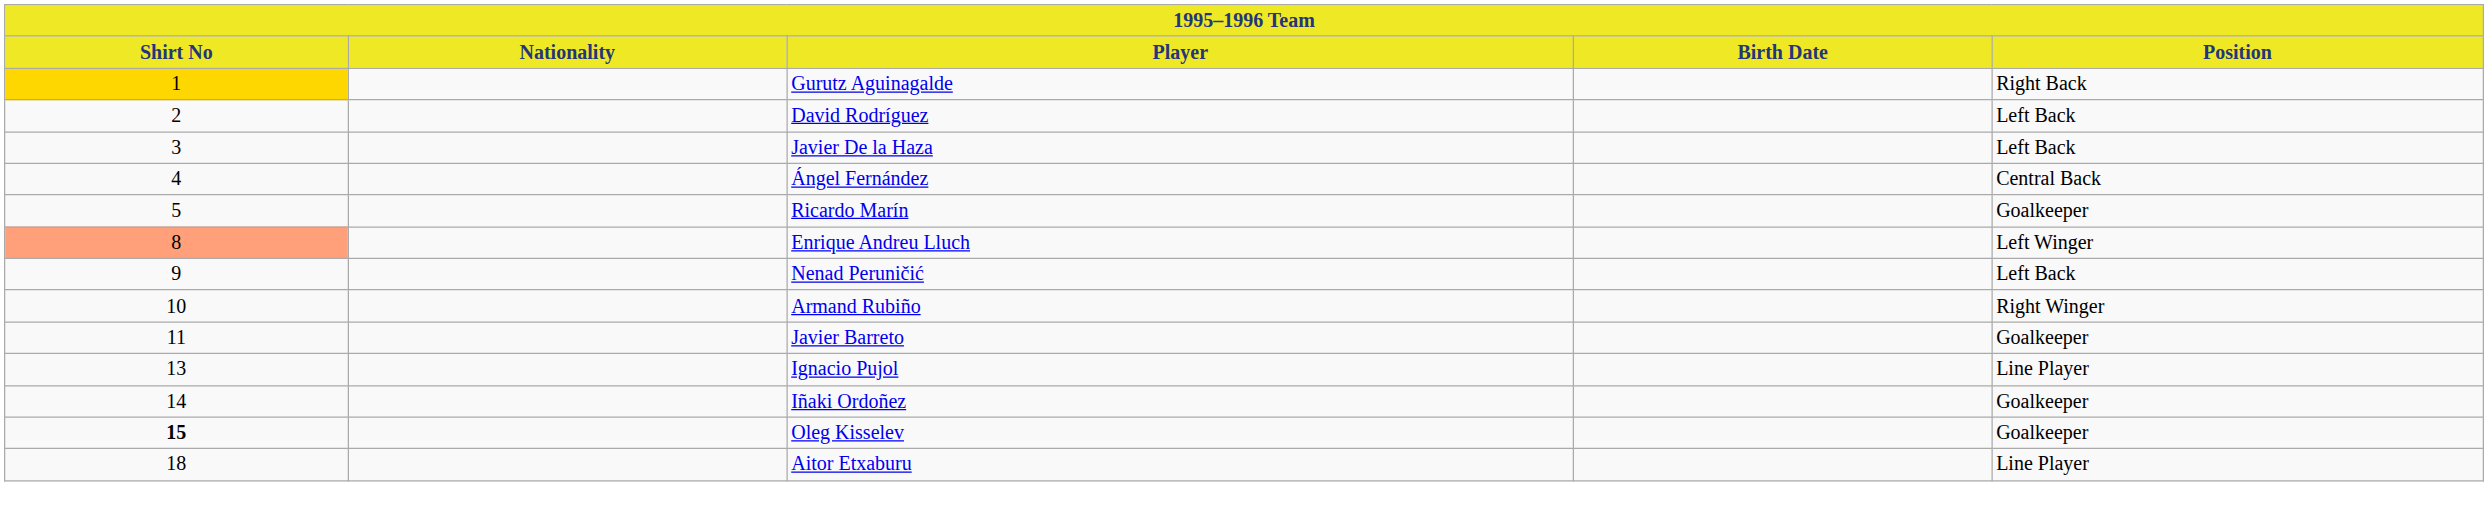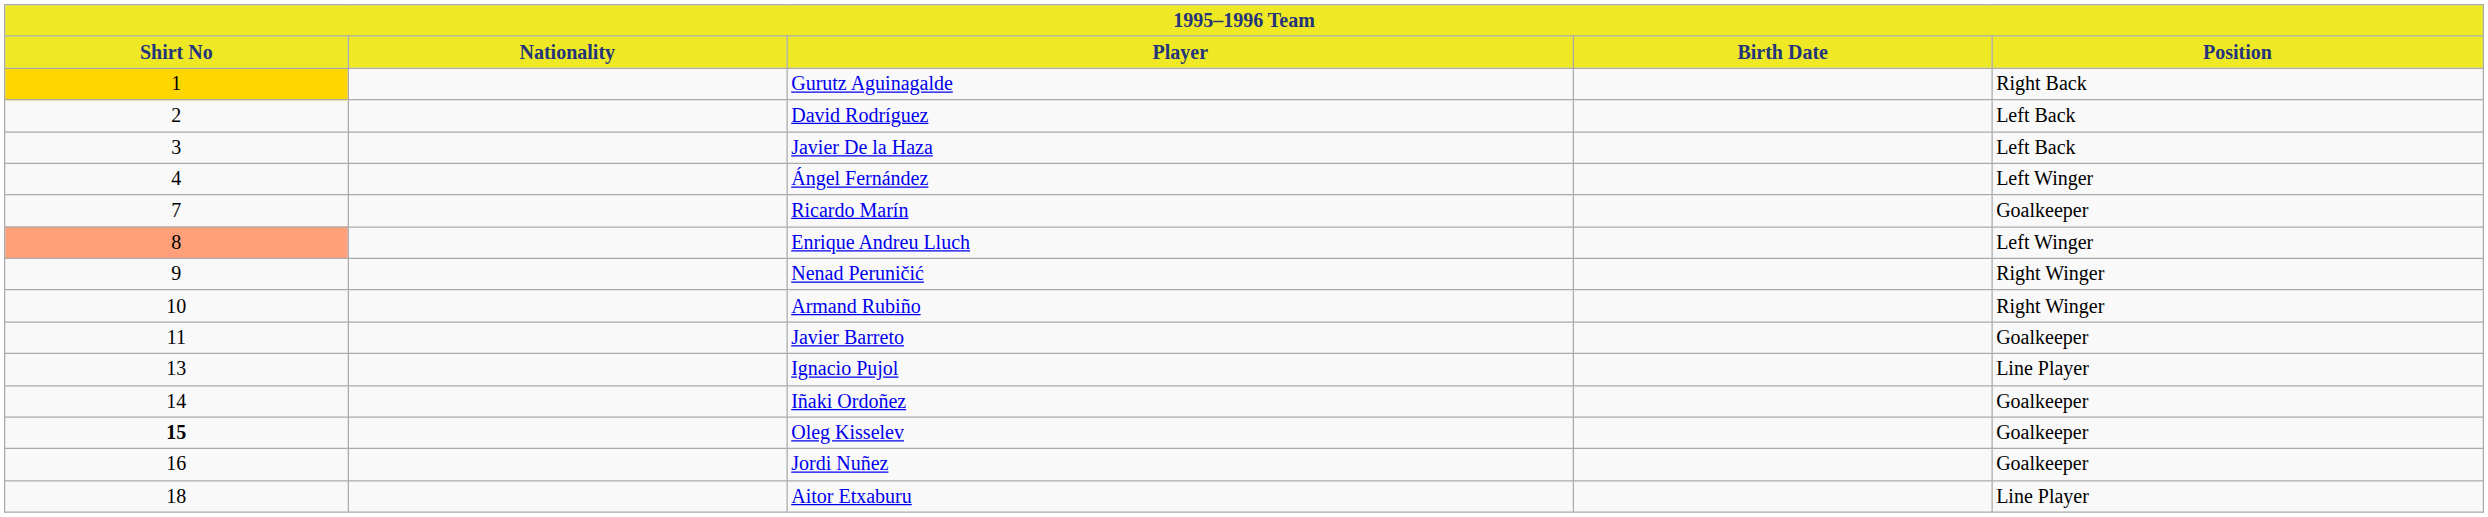(2049, 178) Central Back -> (2045, 178) Left Winger
(176, 210) 5 -> (176, 210) 7
(2036, 274) Left Back -> (2050, 274) Right Winger
+ row: (840, 464)
